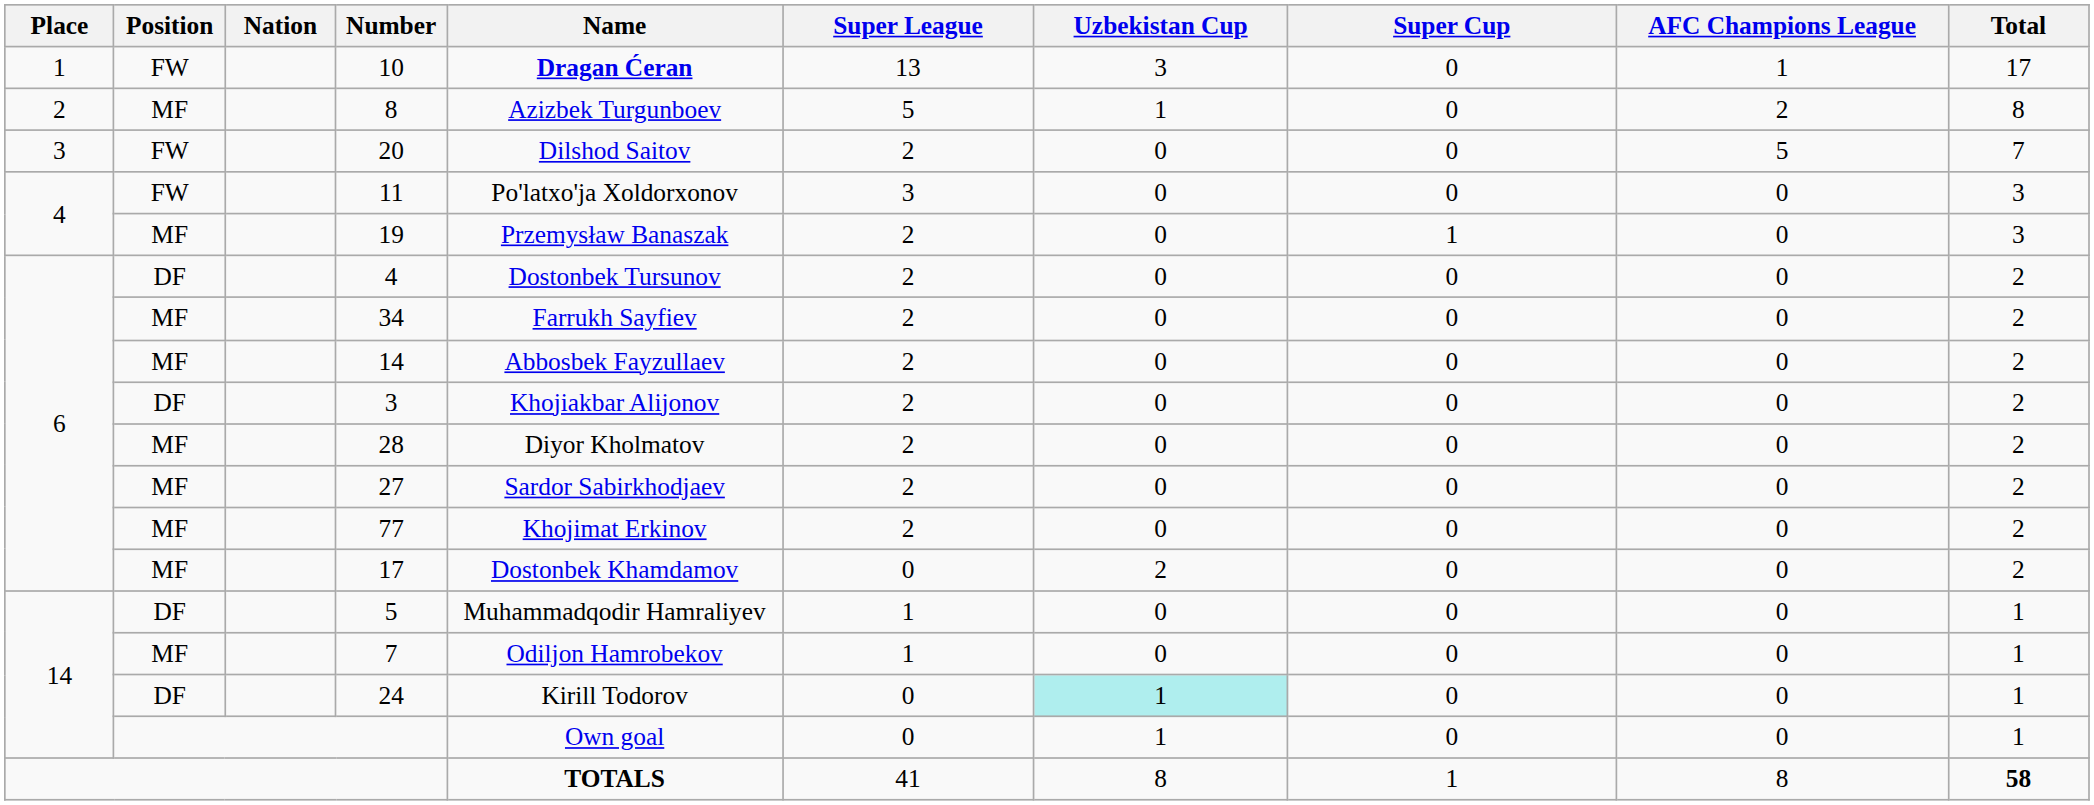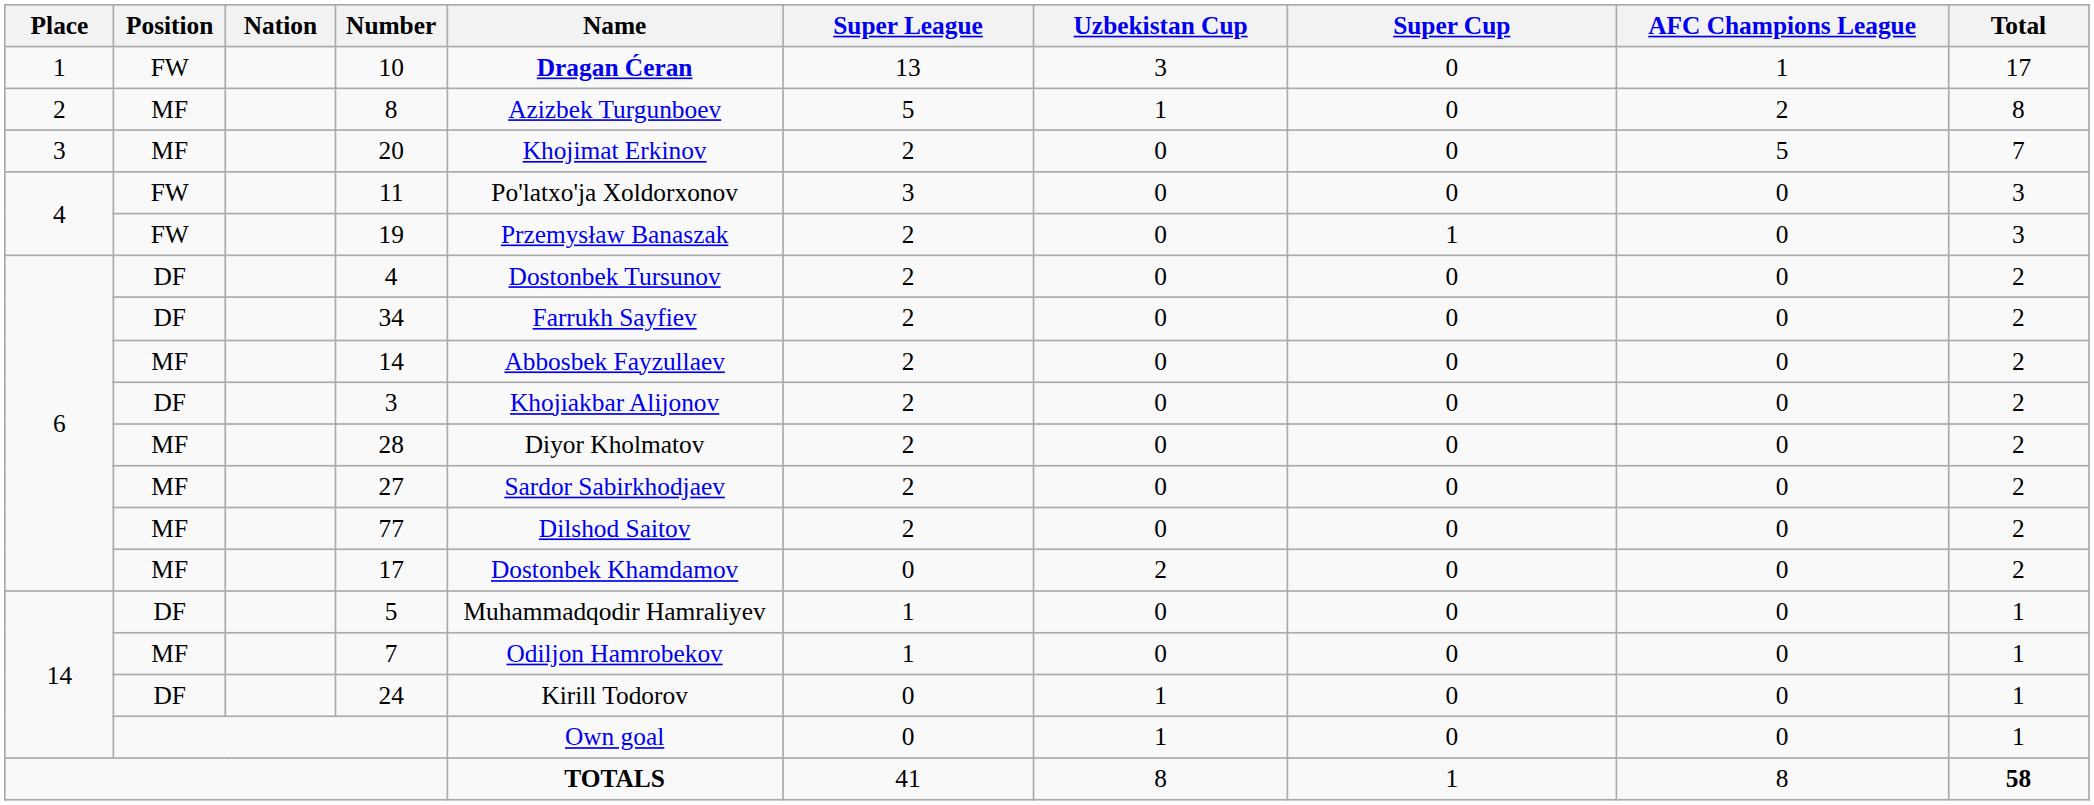(170, 151) FW -> (170, 151) MF
(615, 151) Dilshod Saitov -> (615, 151) Khojimat Erkinov
(170, 234) MF -> (170, 234) FW
(170, 318) MF -> (170, 318) DF
(615, 527) Khojimat Erkinov -> (615, 527) Dilshod Saitov
(1161, 695) paleturquoise background -> (1161, 695) no background
